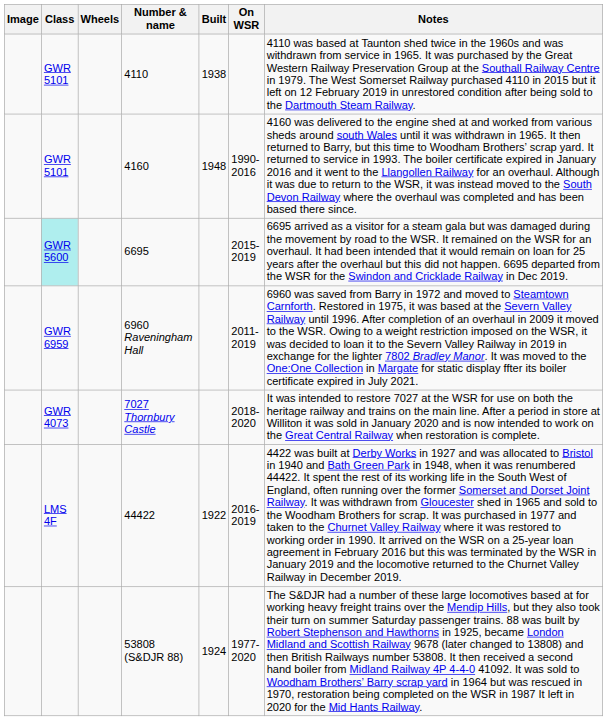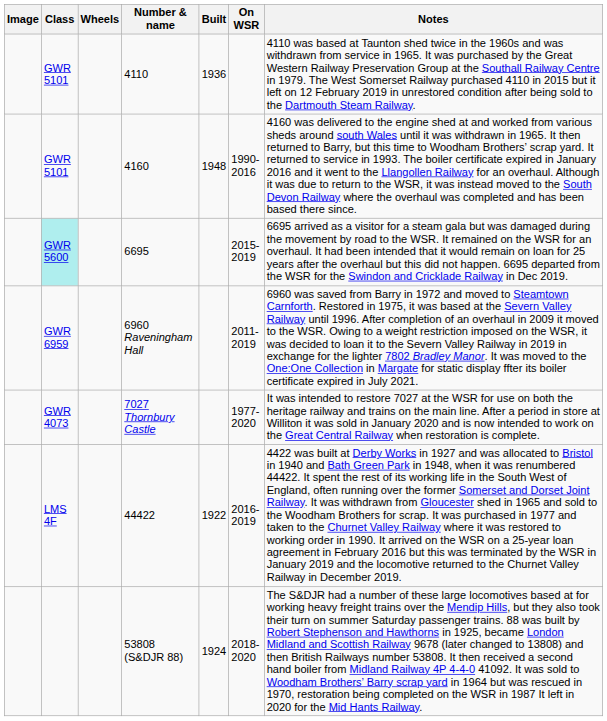(214, 74) 1938 -> (214, 74) 1936
(245, 417) 2018-2020 -> (245, 417) 1977-2020
(245, 651) 1977-2020 -> (245, 651) 2018-2020
